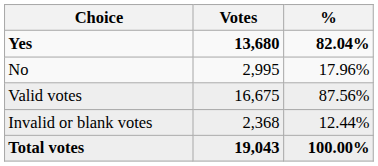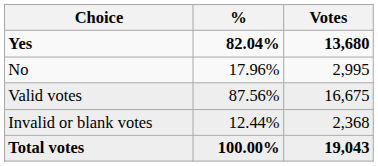columns swapped: (238, 17) <-> (328, 17)
